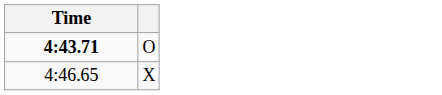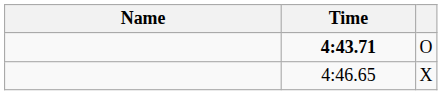+ column: (143, 18)
